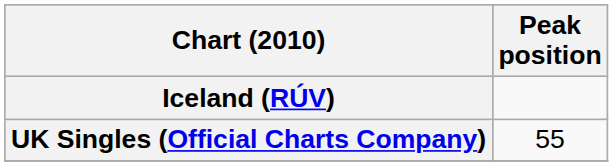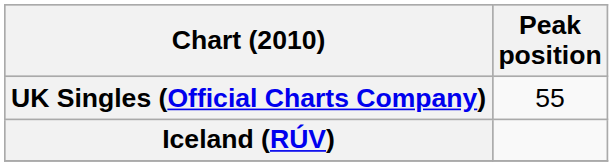rows swapped: (249, 97) <-> (249, 139)
